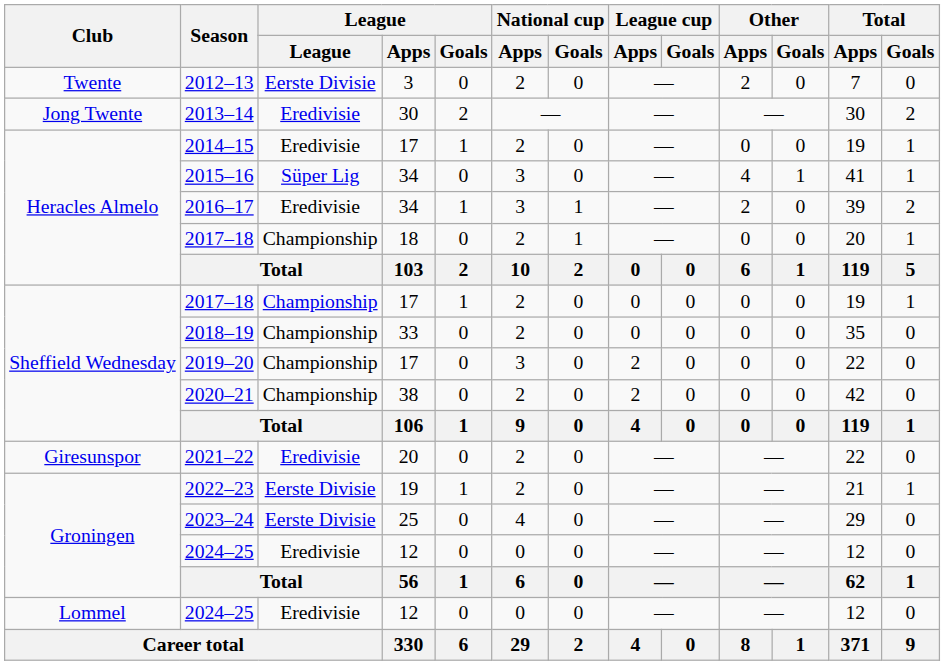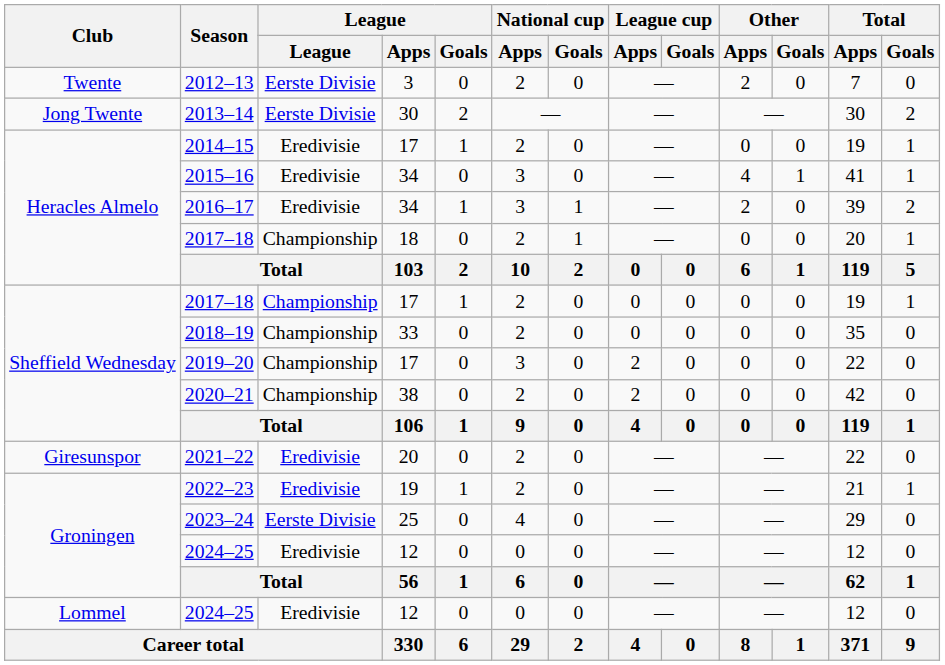(320, 113) Eredivisie -> (320, 113) Eerste Divisie
(320, 176) Süper Lig -> (320, 176) Eredivisie
(320, 488) Eerste Divisie -> (320, 488) Eredivisie
